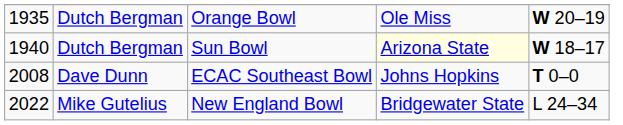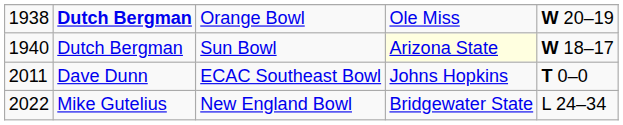(29, 18) 1935 -> (29, 18) 1938
(120, 18) normal -> (125, 18) bold
(29, 76) 2008 -> (28, 76) 2011
